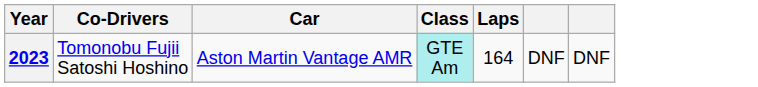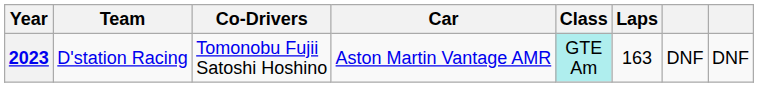+ column: (123, 19)
(498, 58) 164 -> (637, 58) 163
